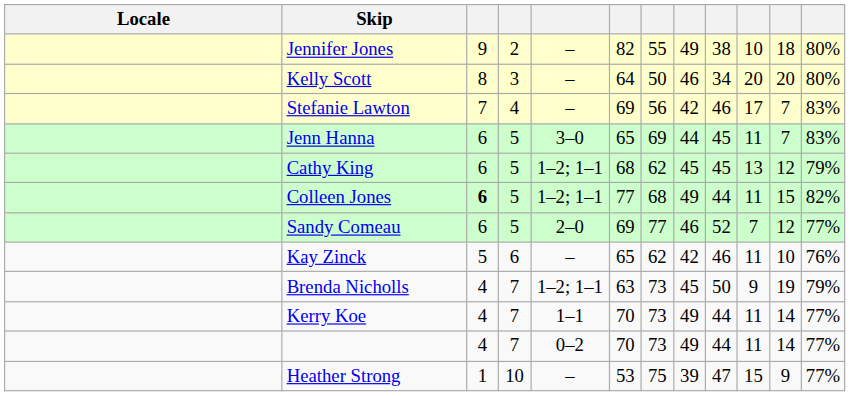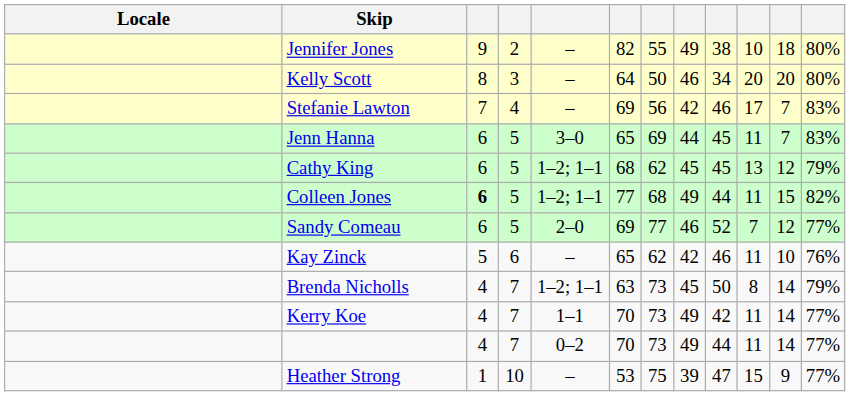(753, 286) 9 -> (753, 286) 8
(785, 286) 19 -> (785, 286) 14
(721, 316) 44 -> (721, 316) 42
